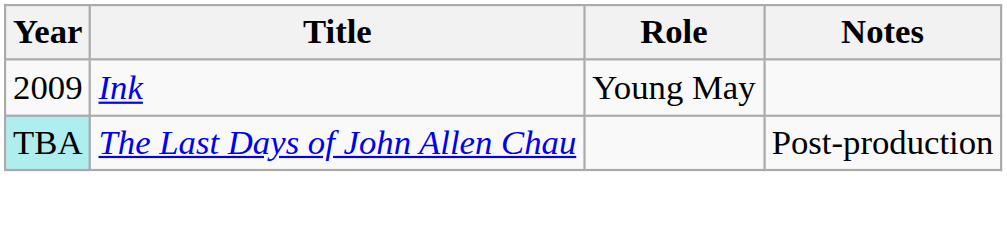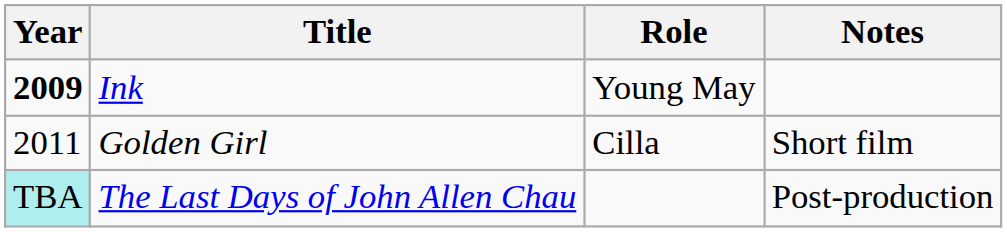(48, 87) normal -> (48, 87) bold
+ row: (183, 142)
